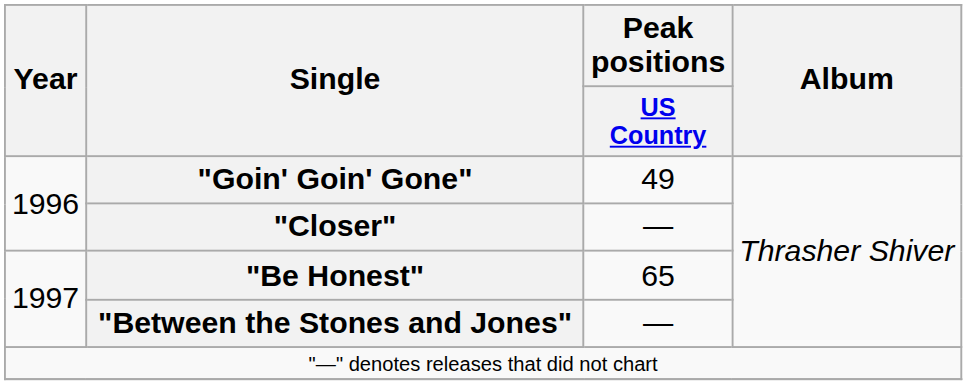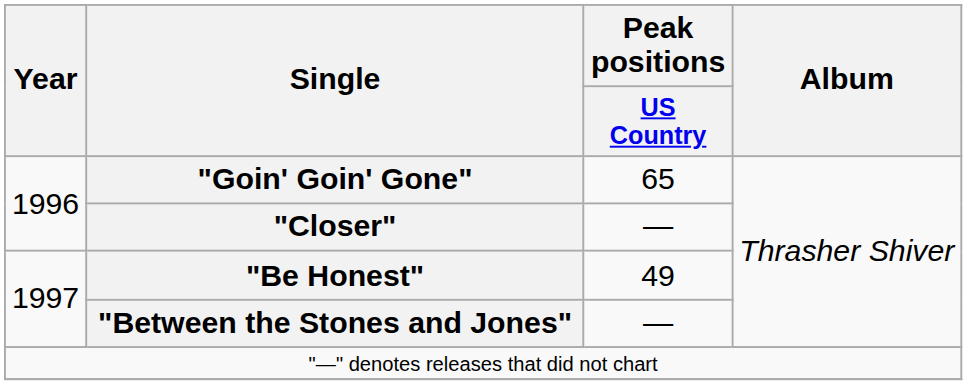(658, 179) 49 -> (658, 179) 65
(658, 275) 65 -> (658, 275) 49
